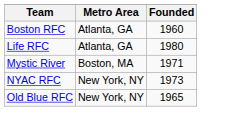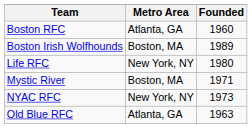+ row: (65, 47)
(105, 47) Atlanta, GA -> (161, 64) New York, NY
(111, 98) New York, NY -> (155, 115) Atlanta, GA
(172, 98) 1965 -> (221, 115) 1963
